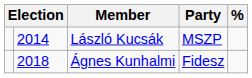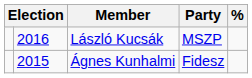(33, 38) 2014 -> (33, 38) 2016
(33, 61) 2018 -> (33, 61) 2015
